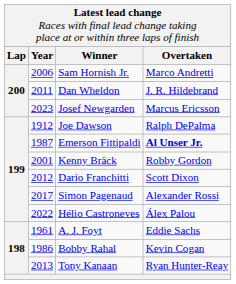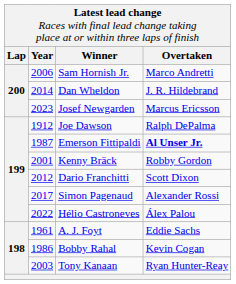(42, 90) 2011 -> (42, 90) 2014
(42, 265) 2013 -> (42, 265) 2003
